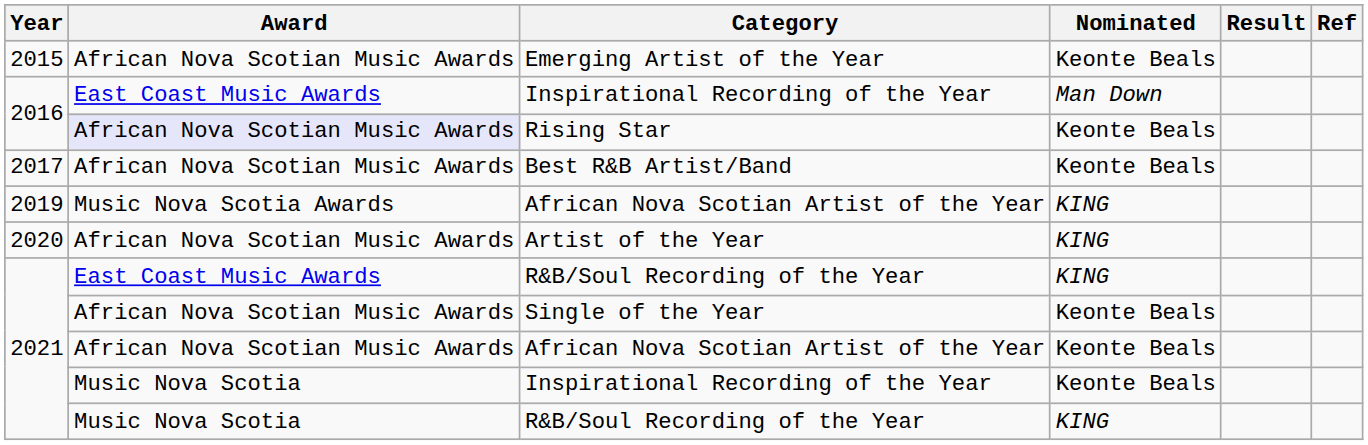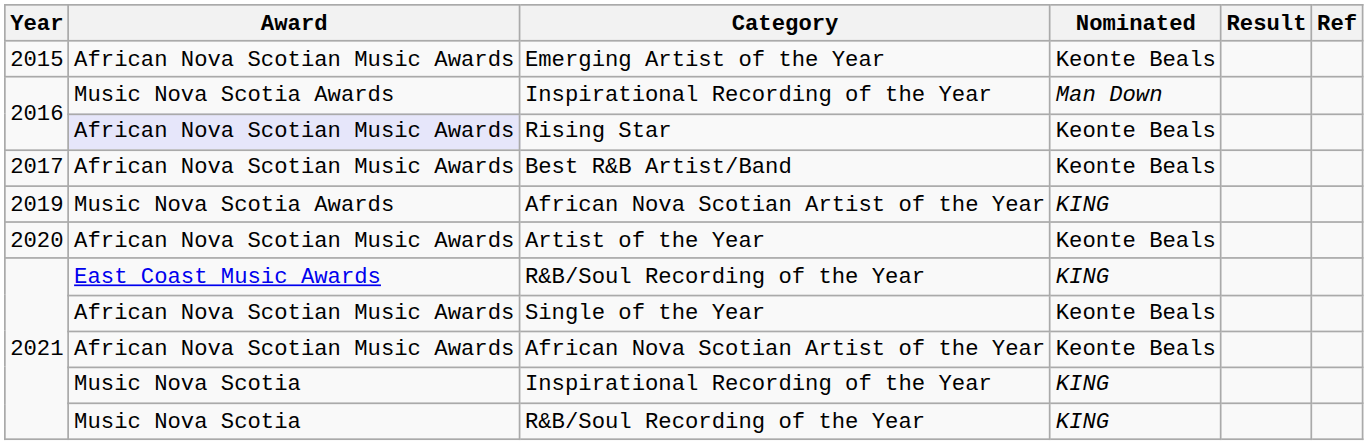(228, 95) East Coast Music Awards -> (234, 95) Music Nova Scotia Awards
(1082, 240) KING -> (1136, 240) Keonte Beals
(1136, 385) Keonte Beals -> (1082, 385) KING
